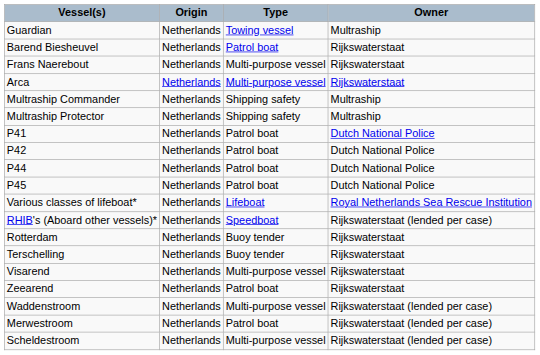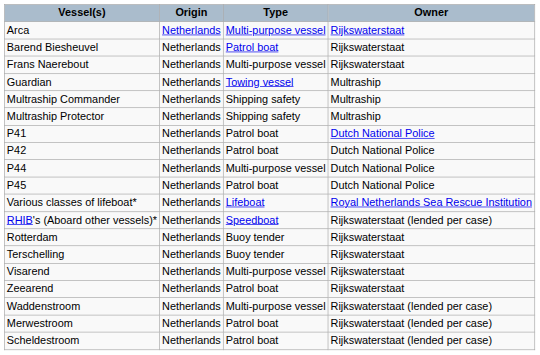rows swapped: (18, 82) <-> (29, 30)
(252, 168) Patrol boat -> (276, 168) Multi-purpose vessel
(276, 340) Multi-purpose vessel -> (252, 340) Patrol boat
